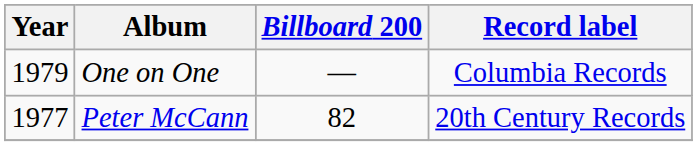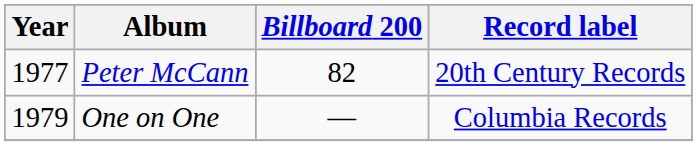rows swapped: (165, 117) <-> (150, 72)
